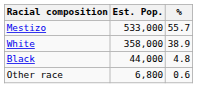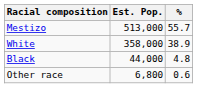(143, 28) 533,000 -> (143, 28) 513,000
